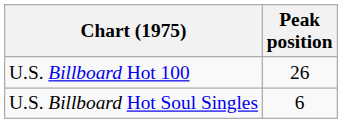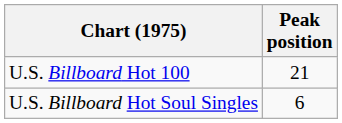(300, 72) 26 -> (300, 72) 21
